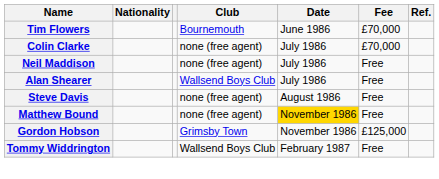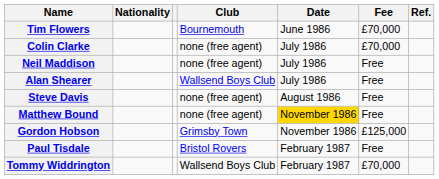+ row: (58, 149)
(372, 149) Free -> (381, 166) £70,000
